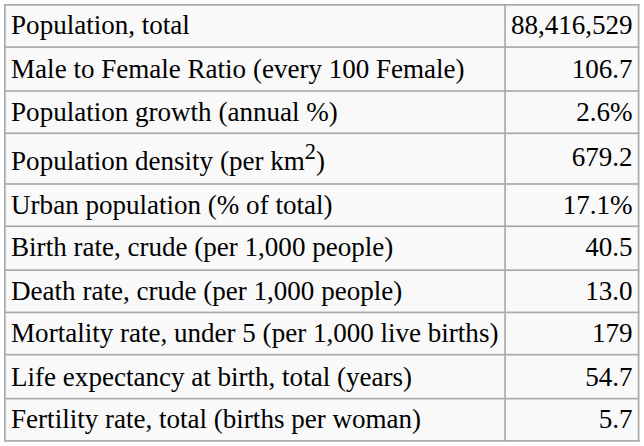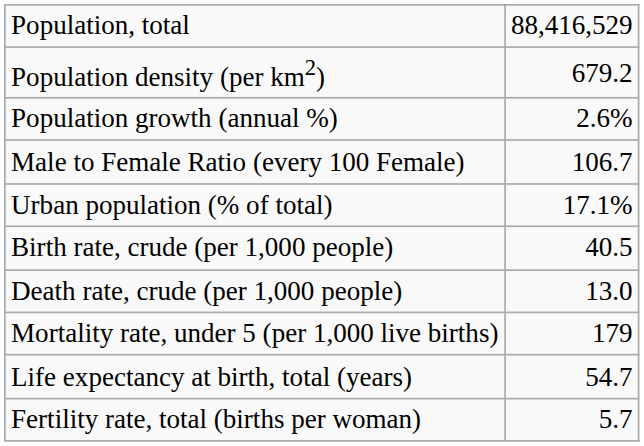rows swapped: (168, 158) <-> (238, 68)
